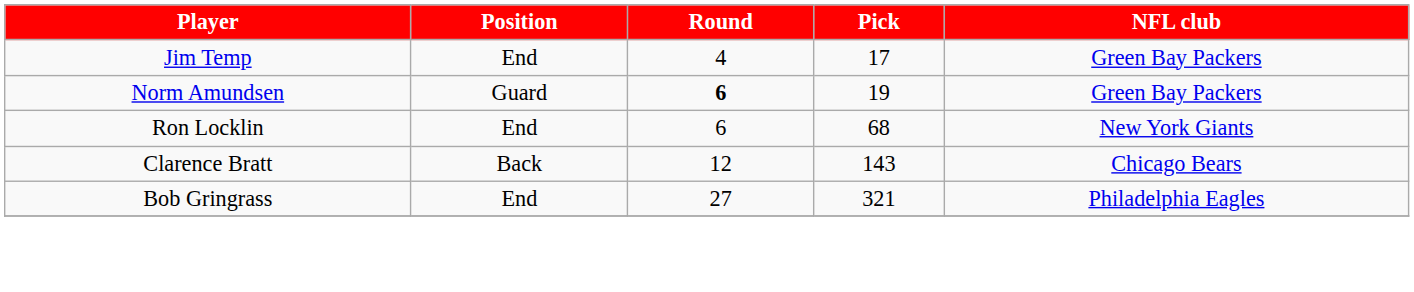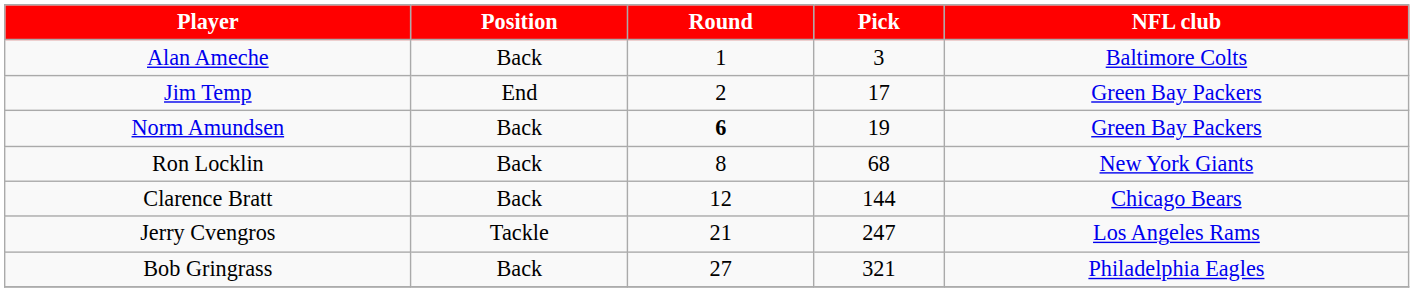+ row: (208, 57)
(721, 57) 4 -> (721, 92) 2
(519, 92) Guard -> (519, 127) Back
(519, 127) End -> (519, 163) Back
(721, 127) 6 -> (721, 163) 8
(879, 163) 143 -> (879, 198) 144
+ row: (208, 233)
(519, 198) End -> (519, 269) Back
